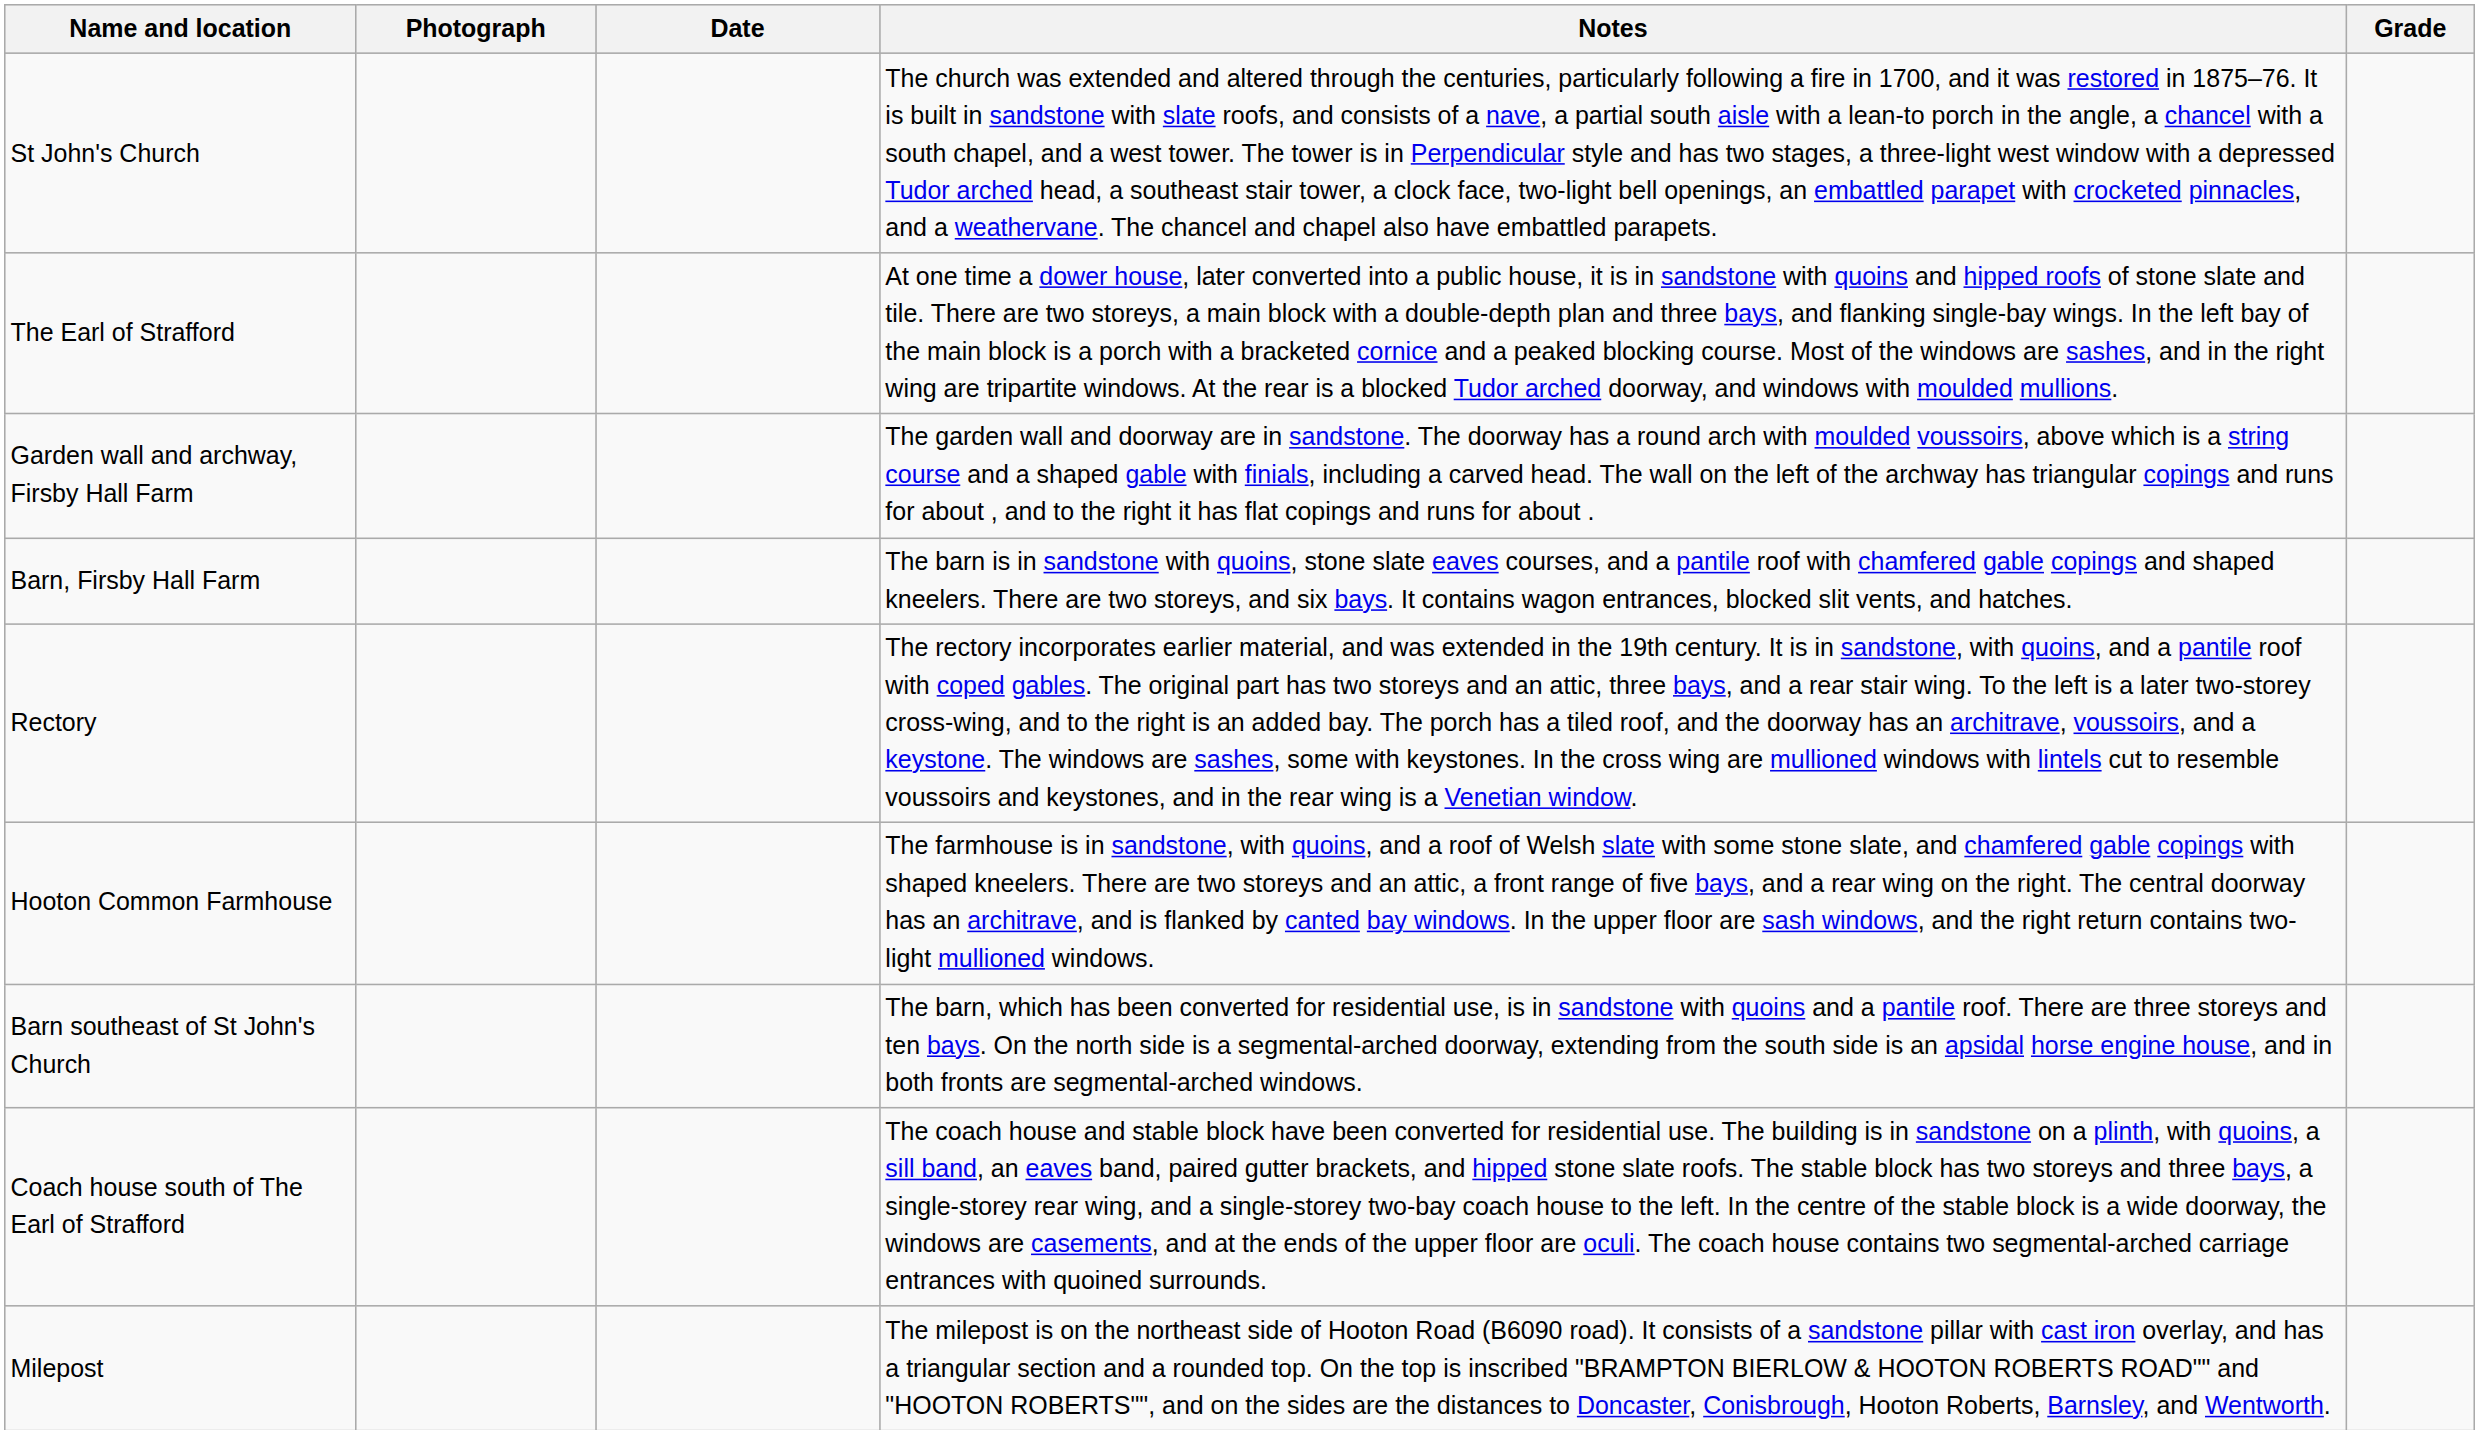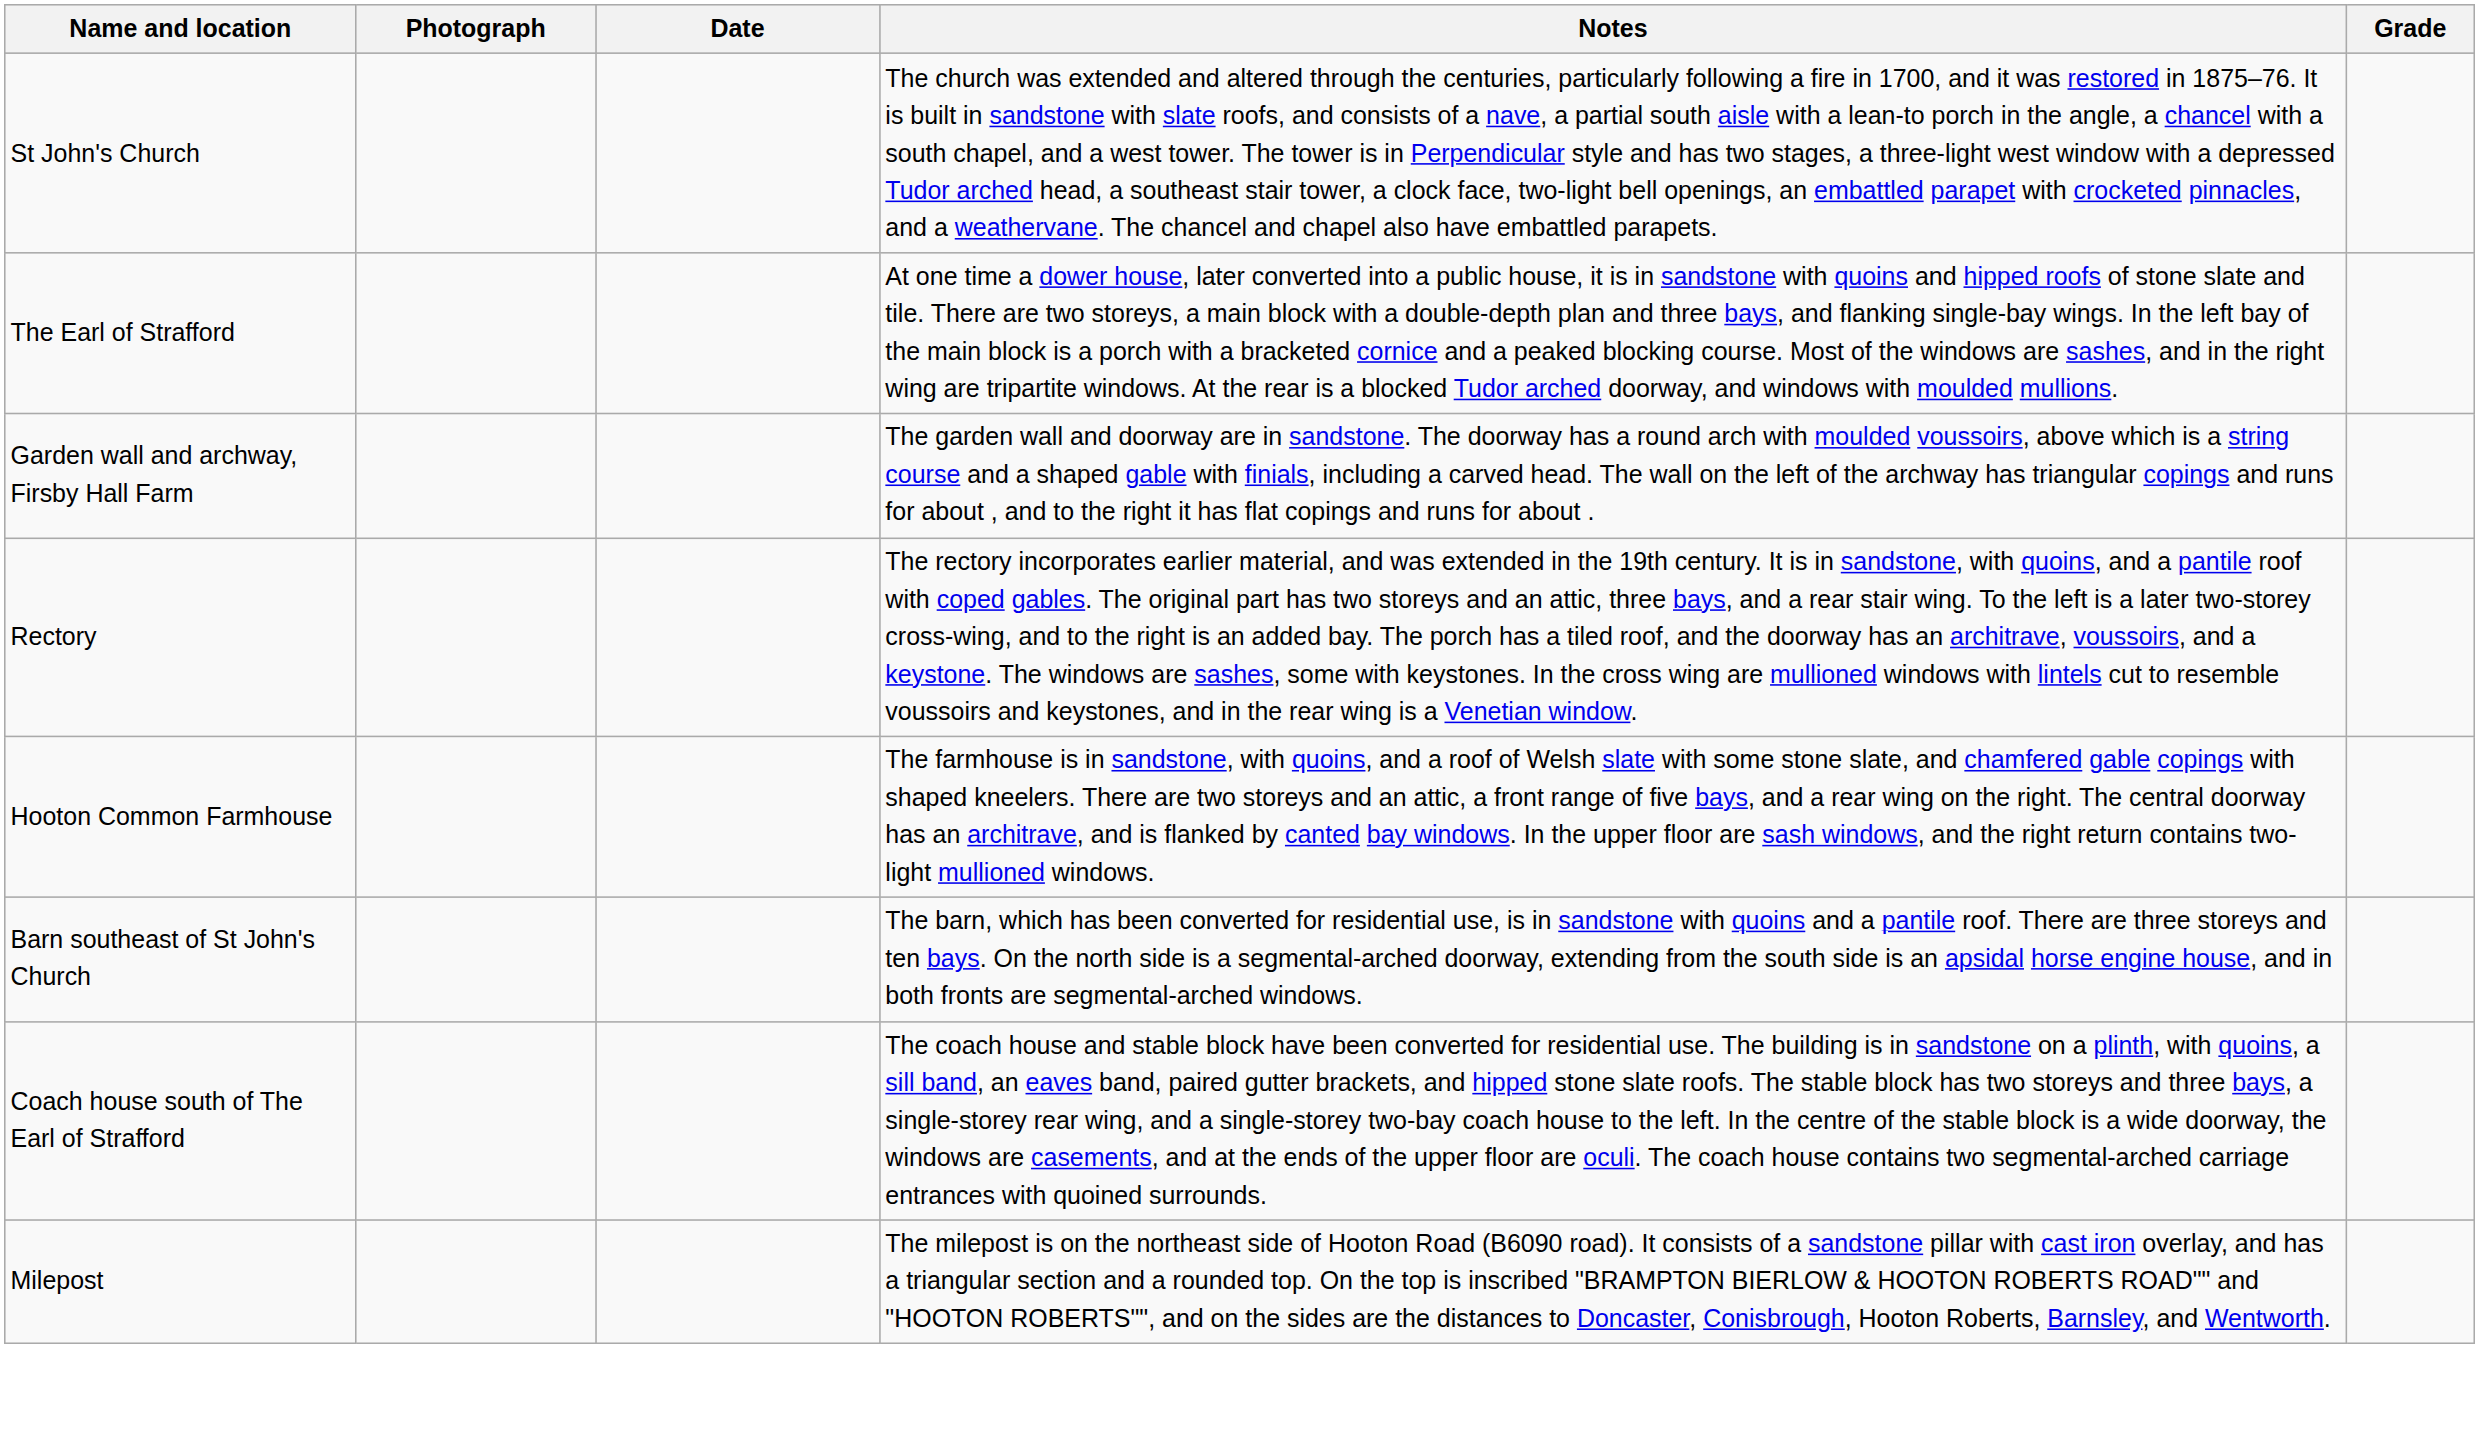- row: (135, 580)
